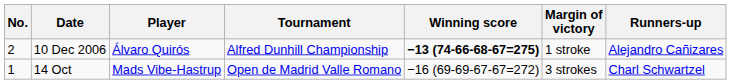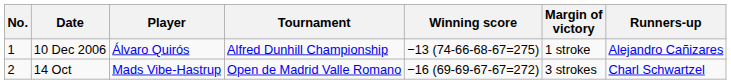(11, 49) 2 -> (11, 49) 1
(473, 49) bold -> (473, 49) normal
(11, 69) 1 -> (11, 69) 2
